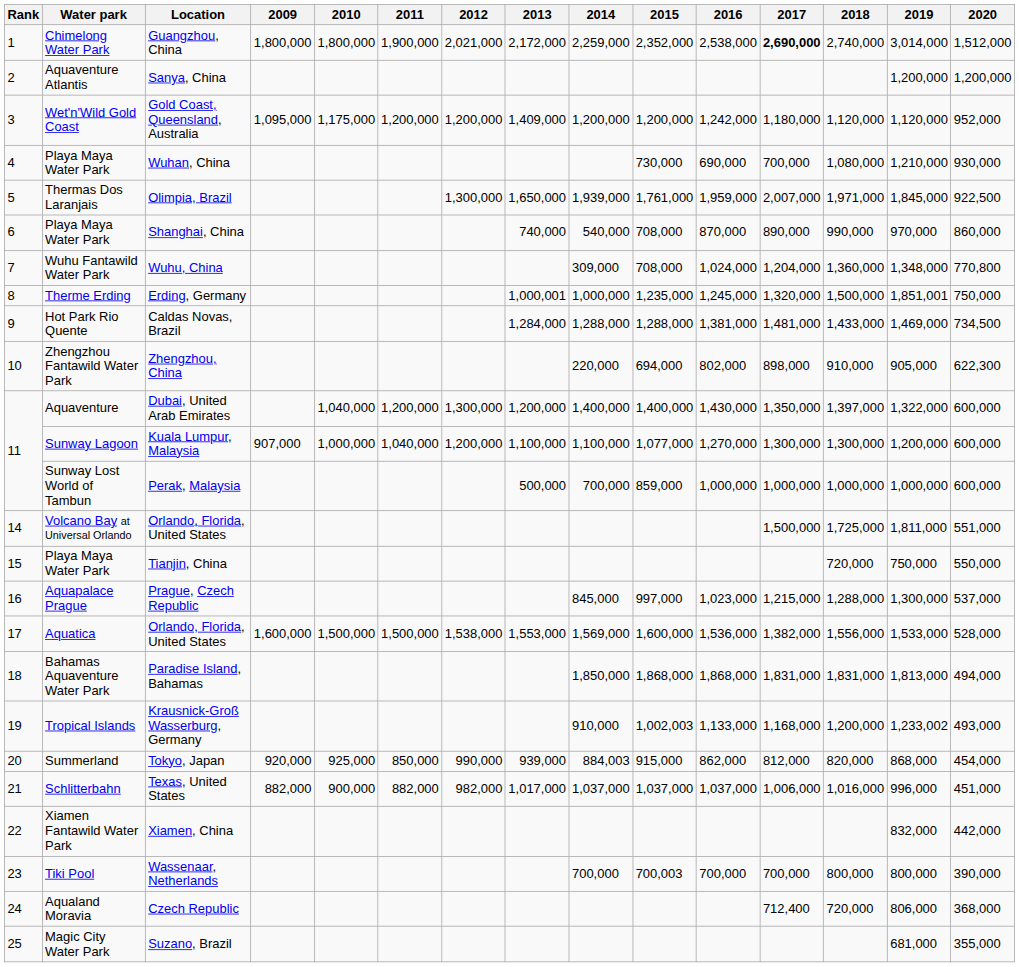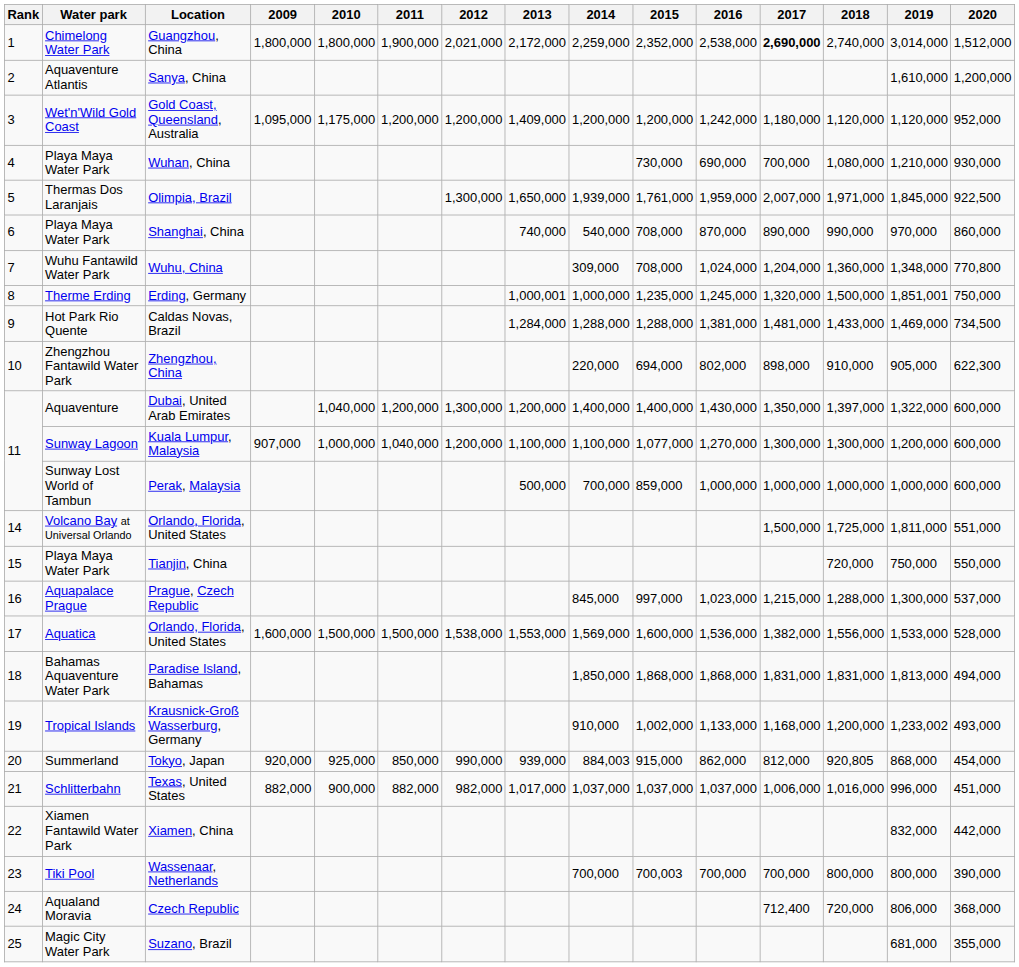(919, 77) 1,200,000 -> (919, 77) 1,610,000
(664, 726) 1,002,003 -> (664, 726) 1,002,000
(850, 761) 820,000 -> (850, 761) 920,805
